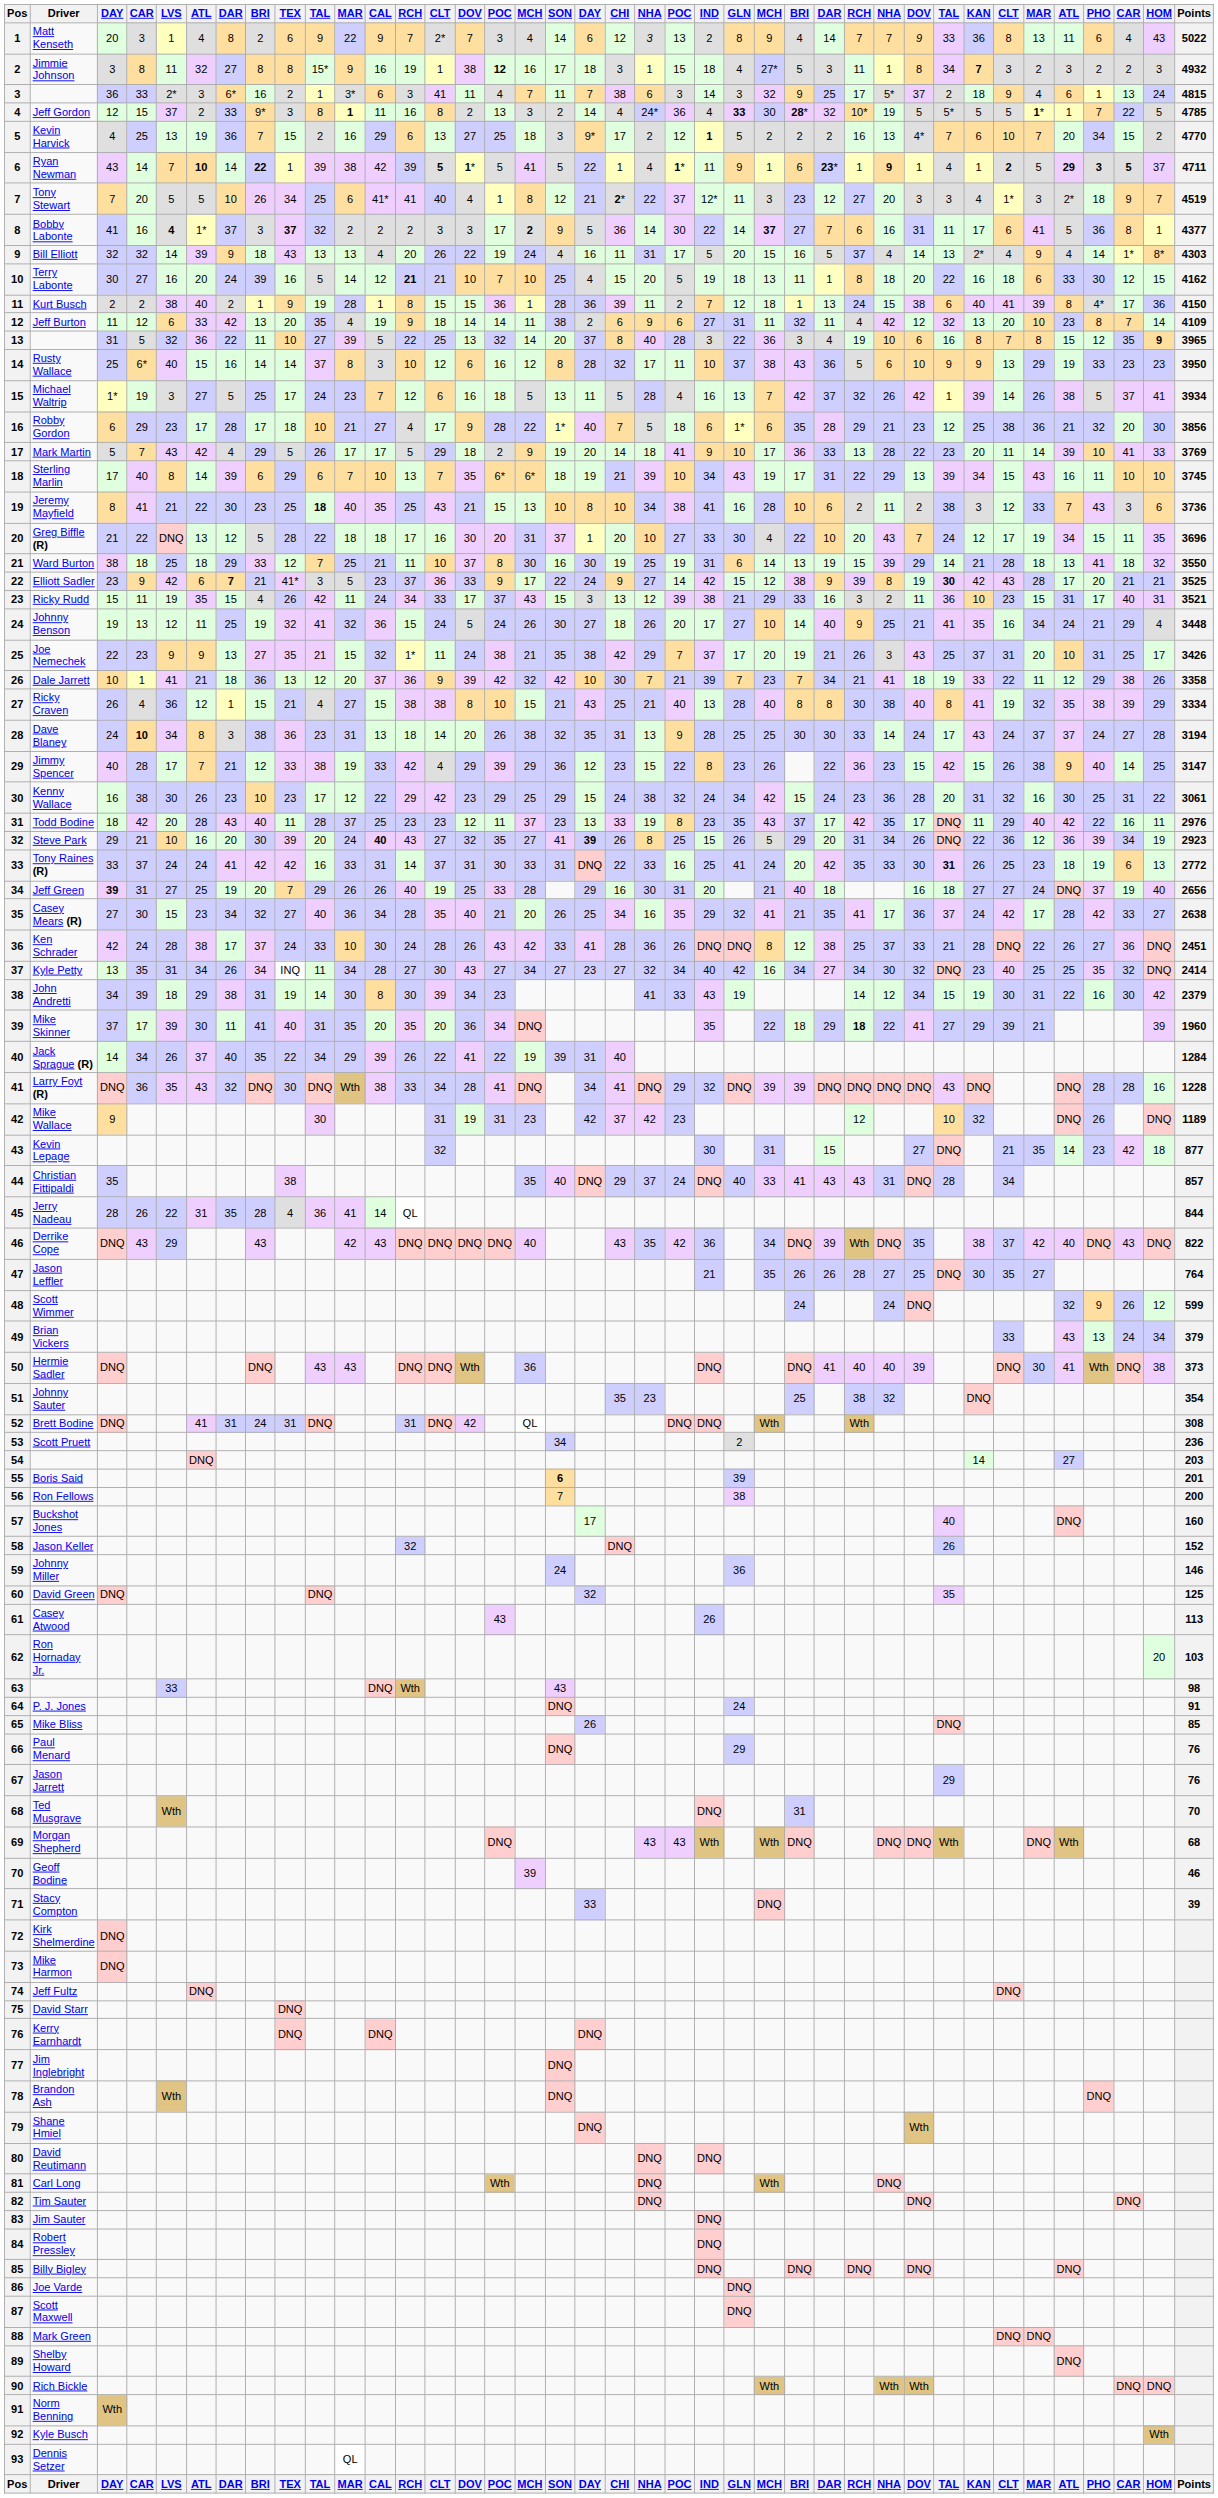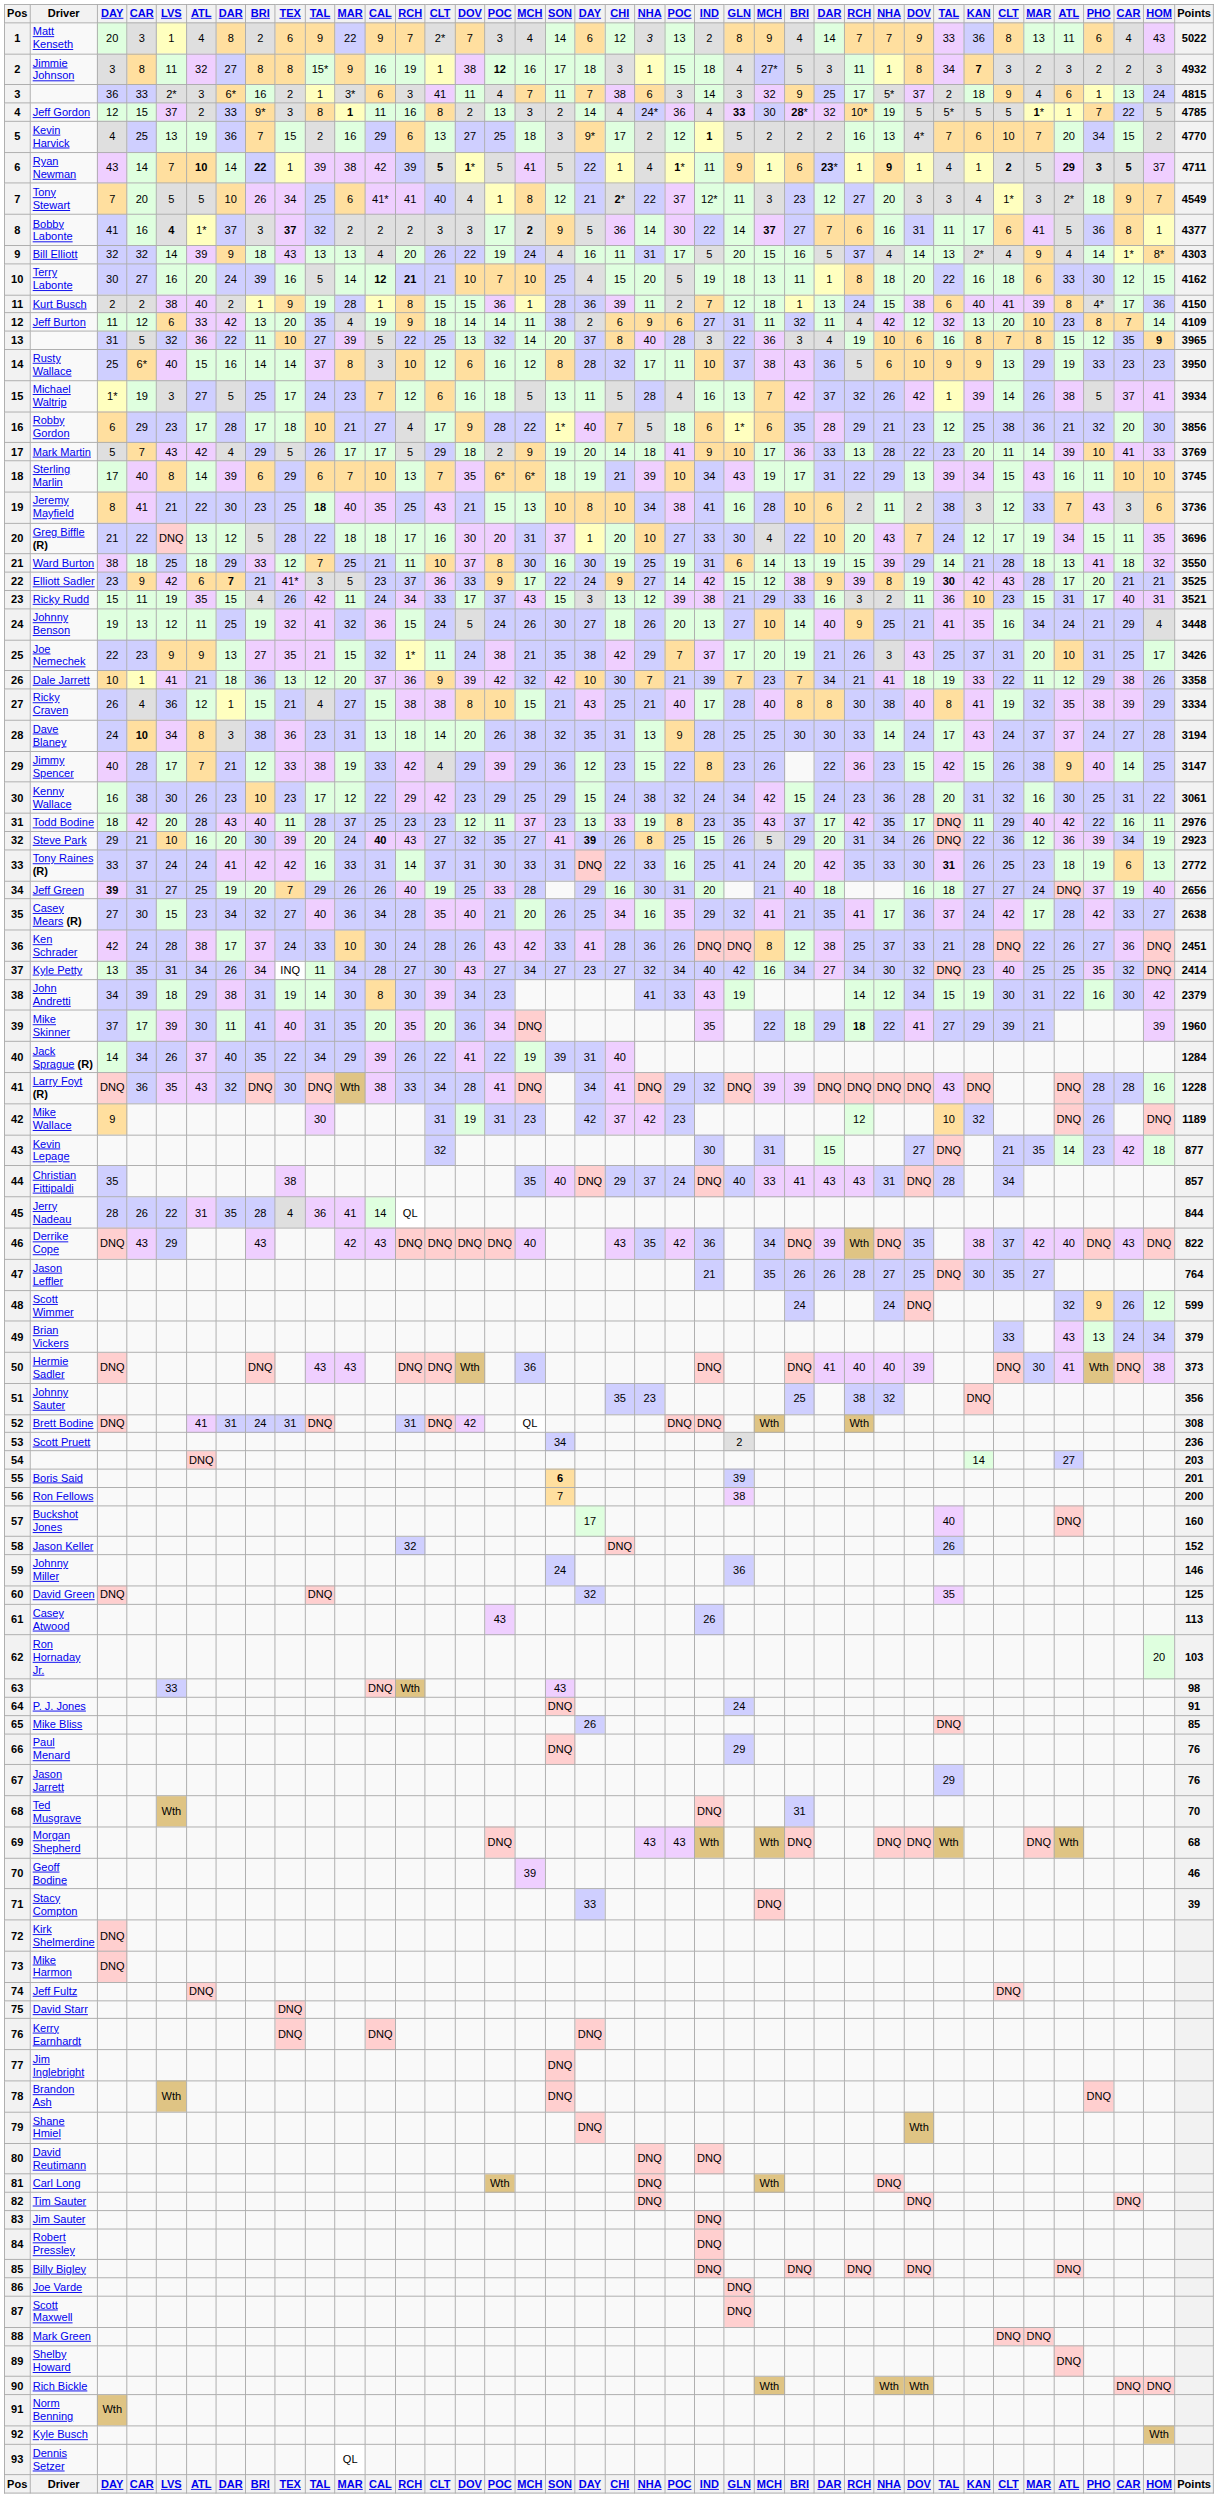(1194, 199) 4519 -> (1194, 199) 4549
(380, 279) normal -> (380, 279) bold
(709, 624) 17 -> (709, 624) 13
(709, 705) 13 -> (709, 705) 17
(1194, 1399) 354 -> (1194, 1399) 356
